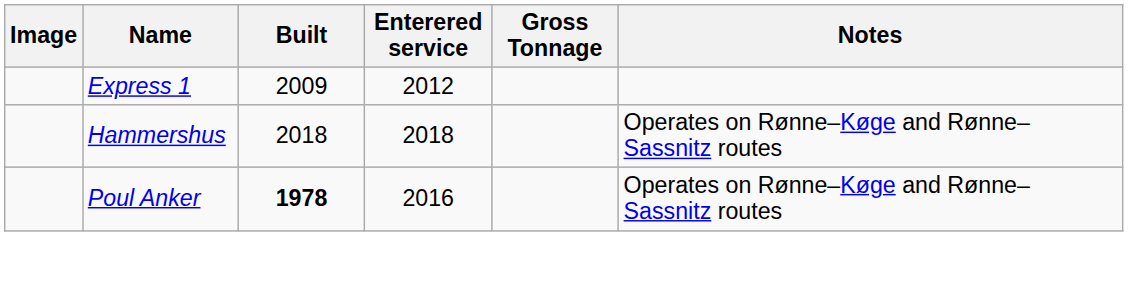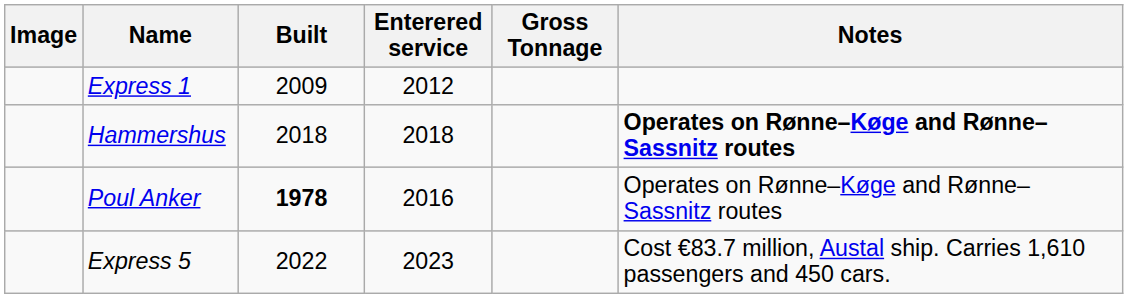(827, 135) normal -> (836, 135) bold
+ row: (139, 261)
